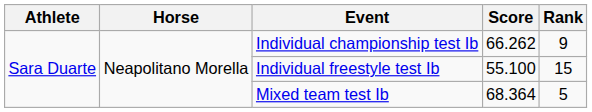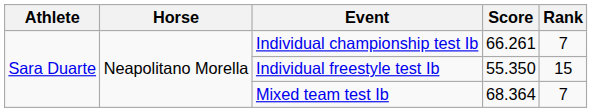(511, 44) 66.262 -> (511, 44) 66.261
(563, 44) 9 -> (563, 44) 7
(511, 69) 55.100 -> (511, 69) 55.350
(563, 95) 5 -> (563, 95) 7
